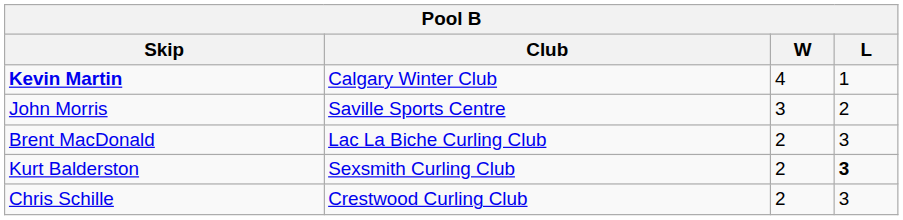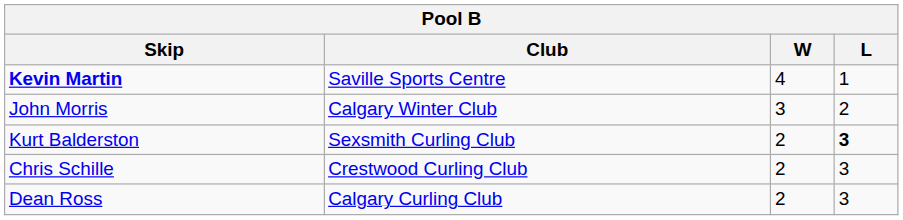(413, 79) Calgary Winter Club -> (417, 79) Saville Sports Centre
(417, 109) Saville Sports Centre -> (413, 109) Calgary Winter Club
- row: (82, 139)
+ row: (56, 199)
